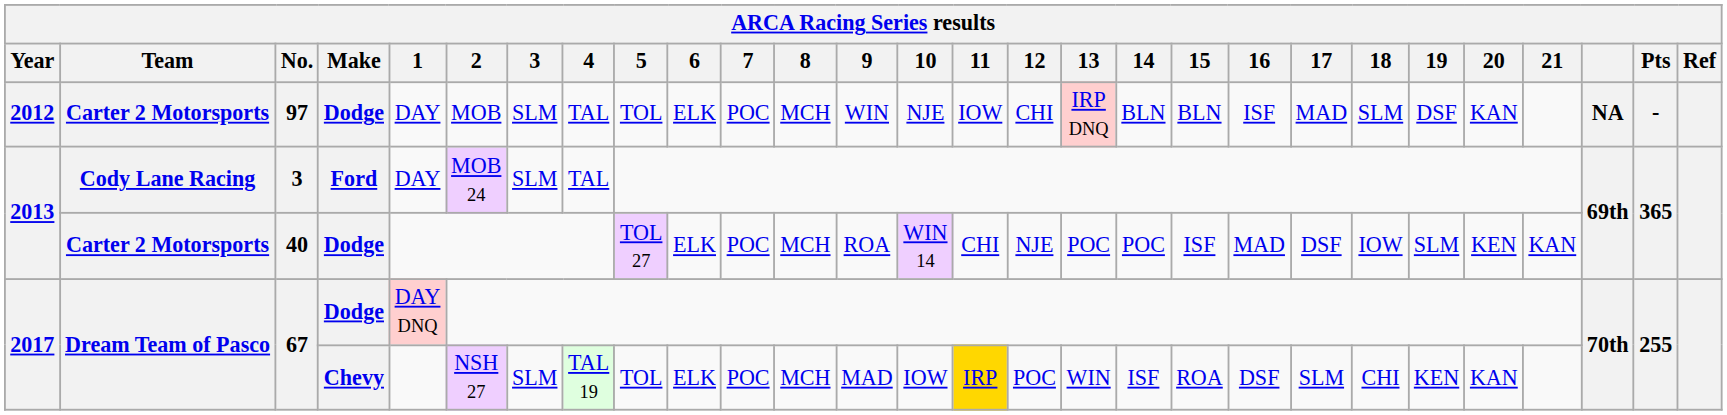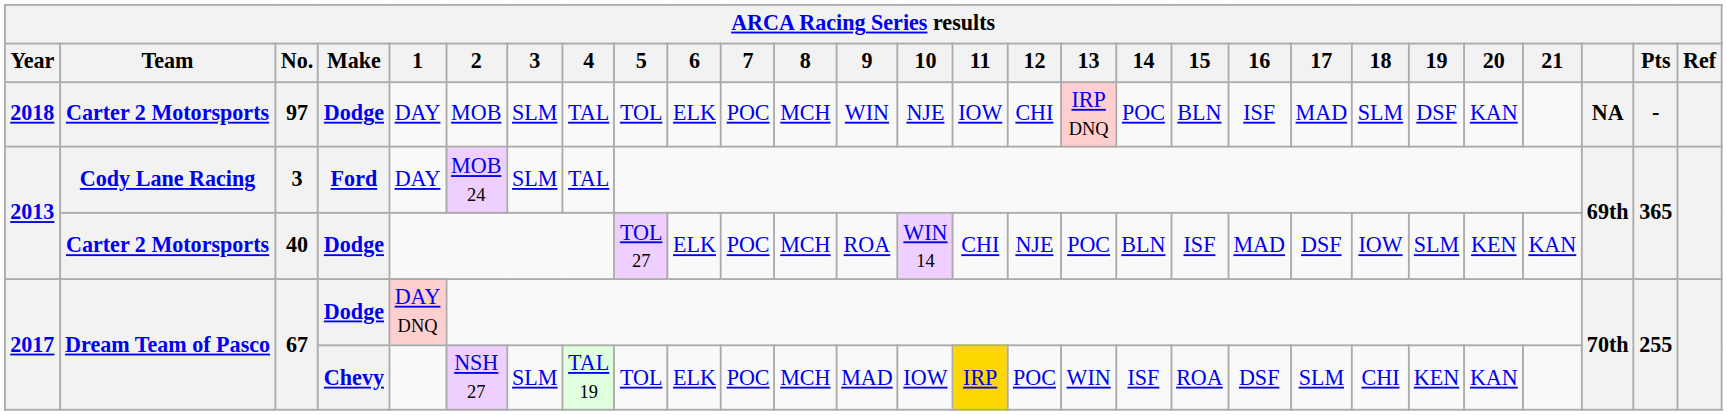(32, 113) 2012 -> (32, 113) 2018
(1143, 113) BLN -> (1143, 113) POC
(1143, 245) POC -> (1143, 245) BLN
